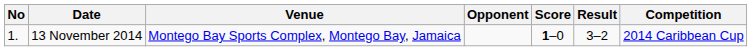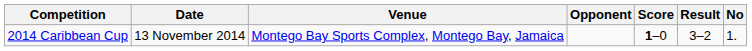columns swapped: (16, 14) <-> (683, 14)
